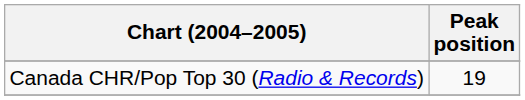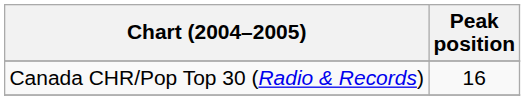(474, 77) 19 -> (474, 77) 16
